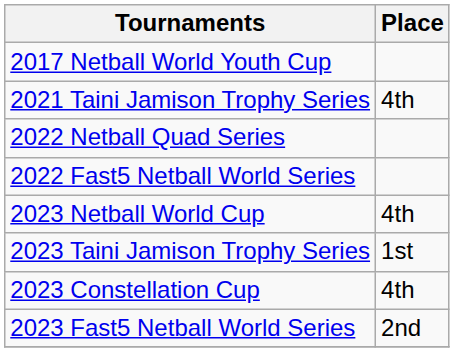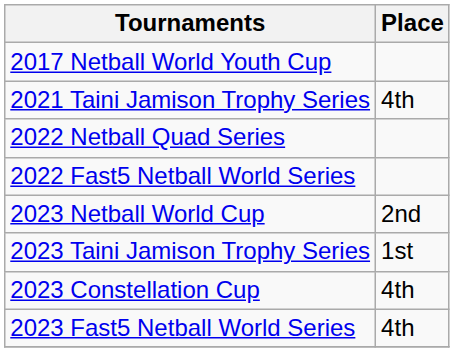(398, 213) 4th -> (401, 213) 2nd
(401, 328) 2nd -> (398, 328) 4th
